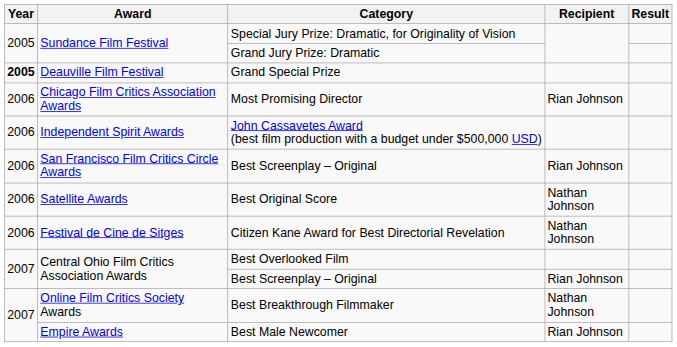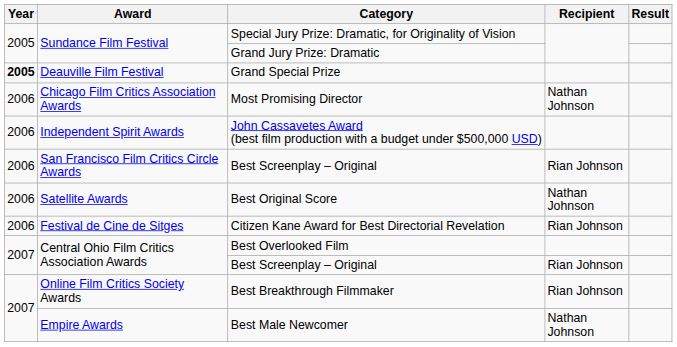(585, 99) Rian Johnson -> (571, 99) Nathan Johnson
(571, 232) Nathan Johnson -> (585, 226) Rian Johnson
(571, 305) Nathan Johnson -> (585, 291) Rian Johnson
(585, 331) Rian Johnson -> (571, 324) Nathan Johnson
